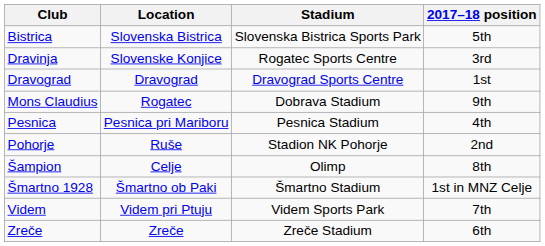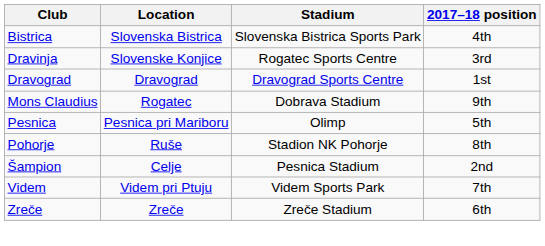(482, 36) 5th -> (482, 36) 4th
(328, 123) Pesnica Stadium -> (328, 123) Olimp
(482, 123) 4th -> (482, 123) 5th
(482, 144) 2nd -> (482, 144) 8th
(328, 166) Olimp -> (328, 166) Pesnica Stadium
(482, 166) 8th -> (482, 166) 2nd
- row: (50, 187)
